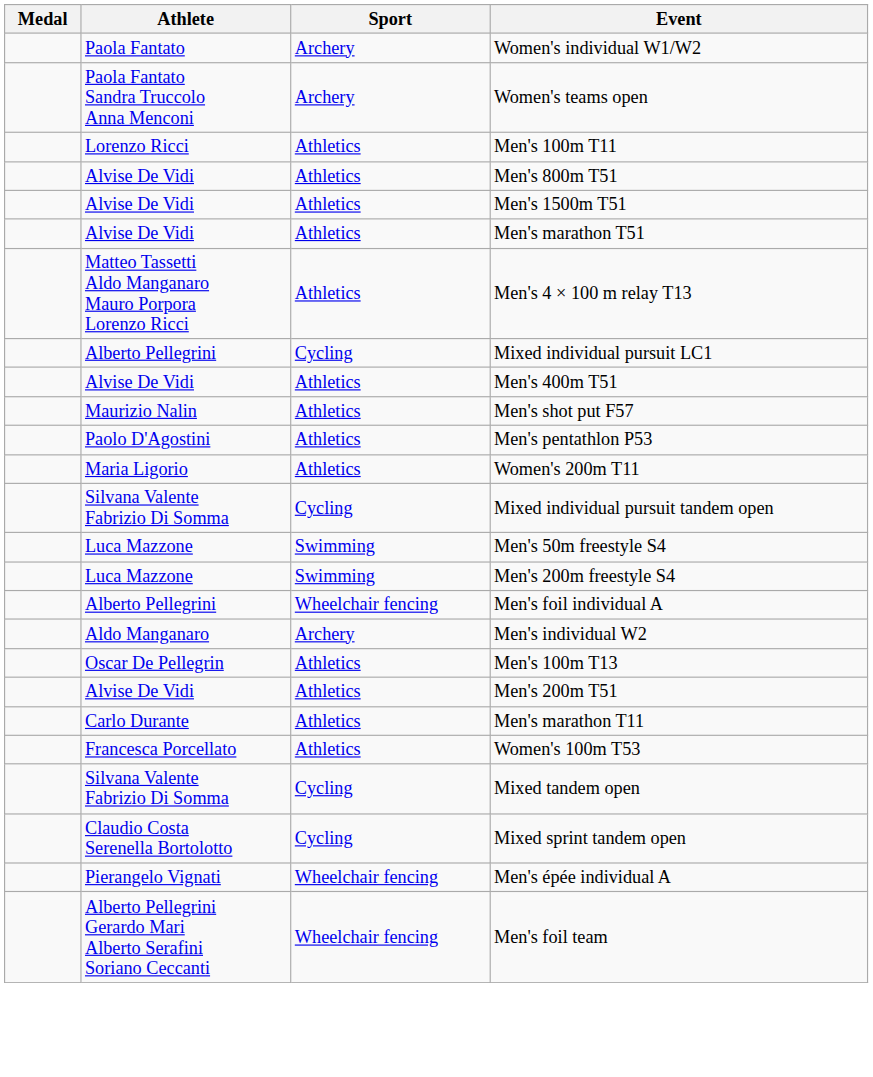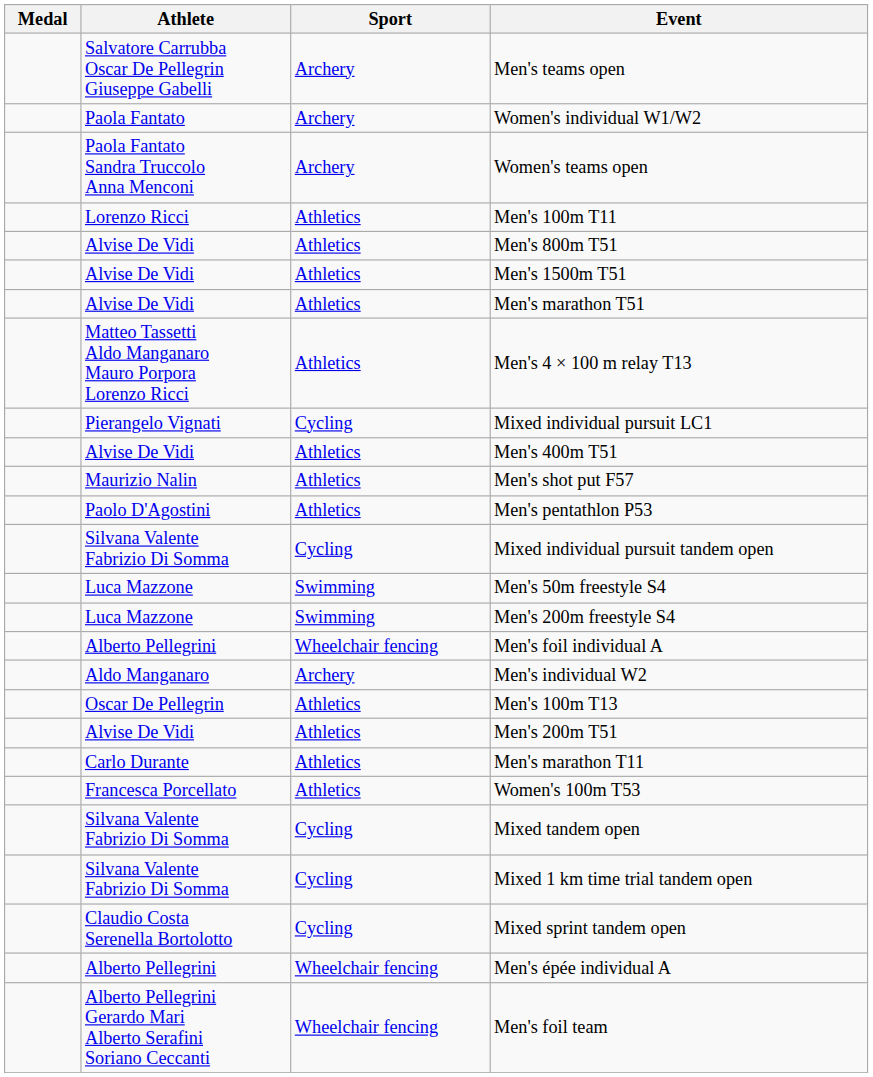+ row: (559, 68)
(151, 352) Alberto Pellegrini -> (153, 422) Pierangelo Vignati
- row: (567, 468)
+ row: (623, 879)
(153, 877) Pierangelo Vignati -> (151, 967) Alberto Pellegrini
